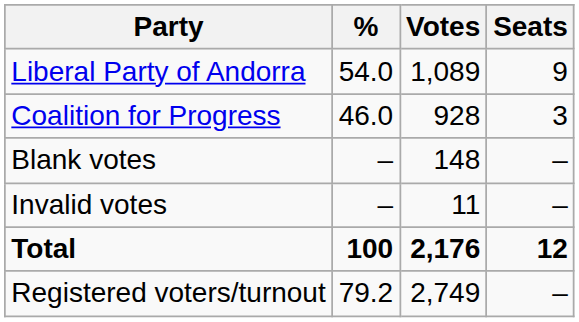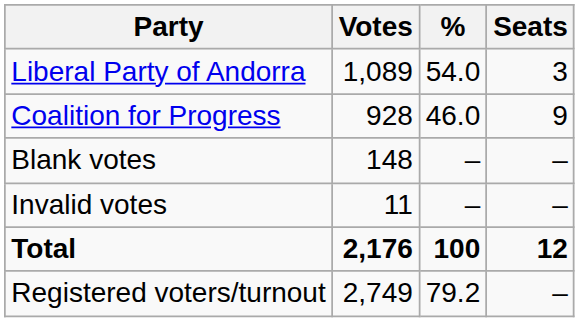columns swapped: (443, 26) <-> (366, 26)
(560, 71) 9 -> (560, 71) 3
(560, 115) 3 -> (560, 115) 9
